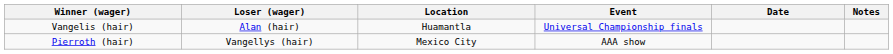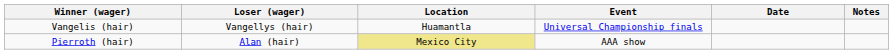(270, 27) Alan (hair) -> (270, 27) Vangellys (hair)
(270, 41) Vangellys (hair) -> (270, 41) Alan (hair)
(446, 41) no background -> (446, 41) khaki background
